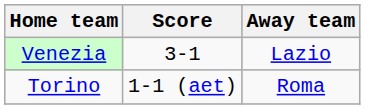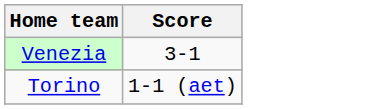- column: (301, 21)
